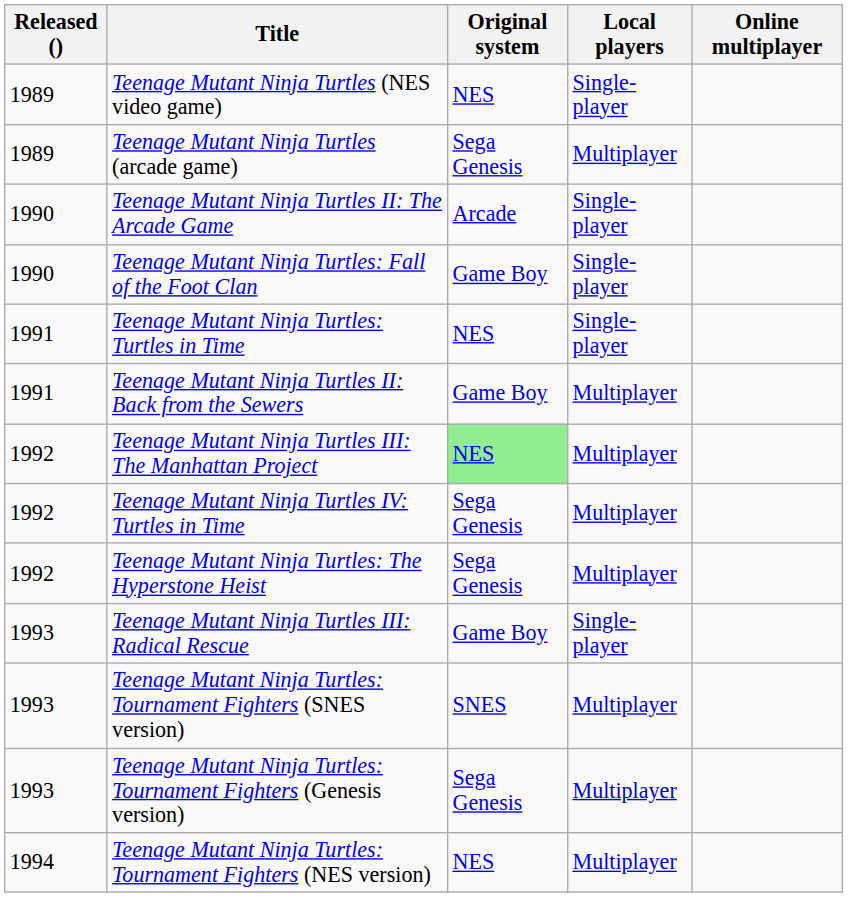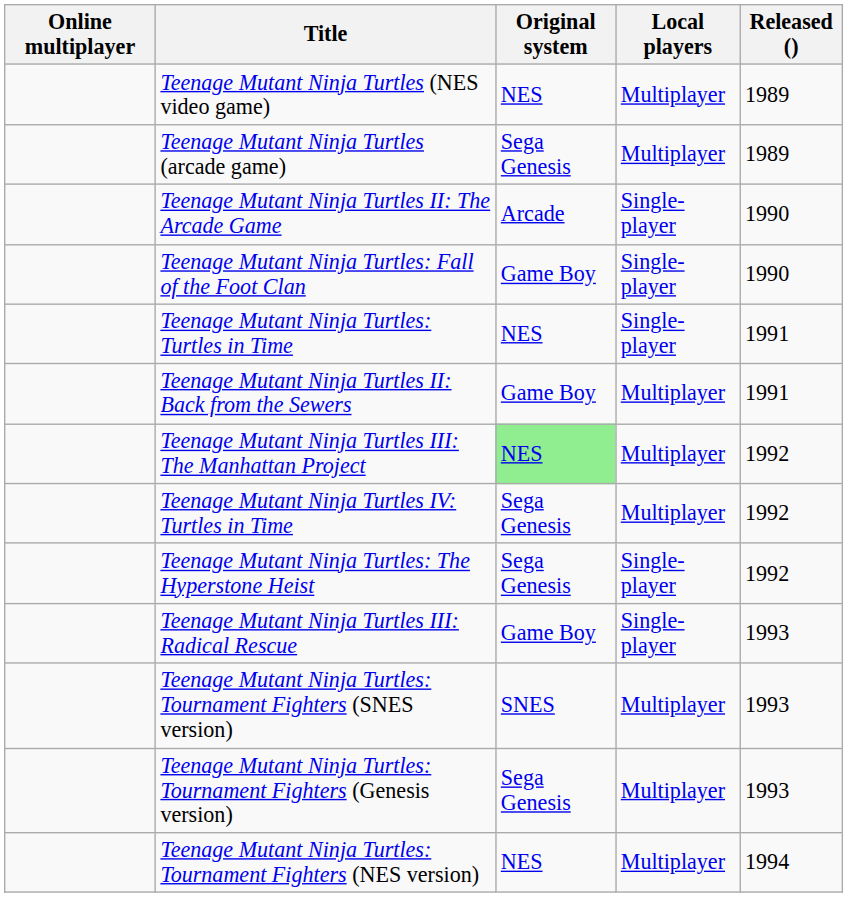columns swapped: (56, 34) <-> (767, 34)
(604, 94) Single-player -> (673, 94) Multiplayer
(625, 573) Multiplayer -> (653, 573) Single-player
